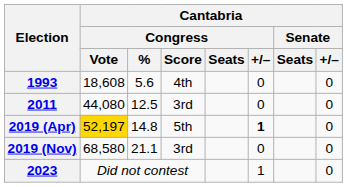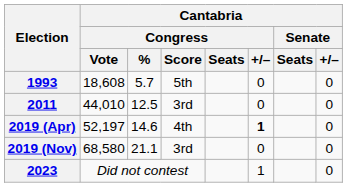(144, 81) 5.6 -> (144, 81) 5.7
(183, 81) 4th -> (183, 81) 5th
(104, 103) 44,080 -> (104, 103) 44,010
(104, 125) gold background -> (104, 125) no background
(144, 125) 14.8 -> (144, 125) 14.6
(183, 125) 5th -> (183, 125) 4th
